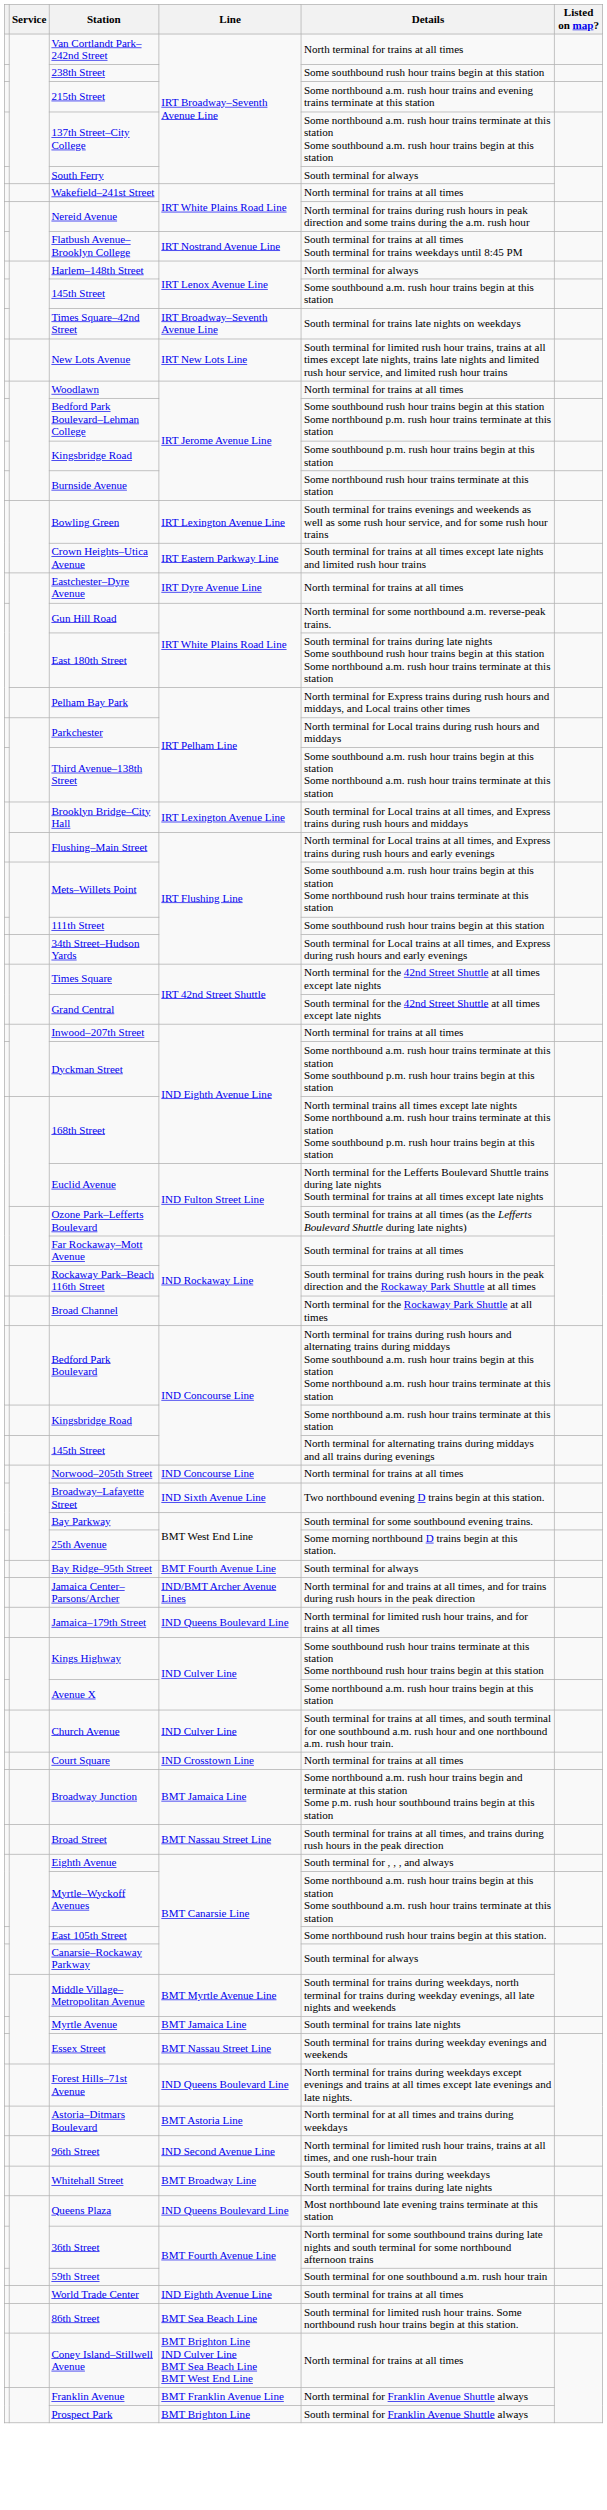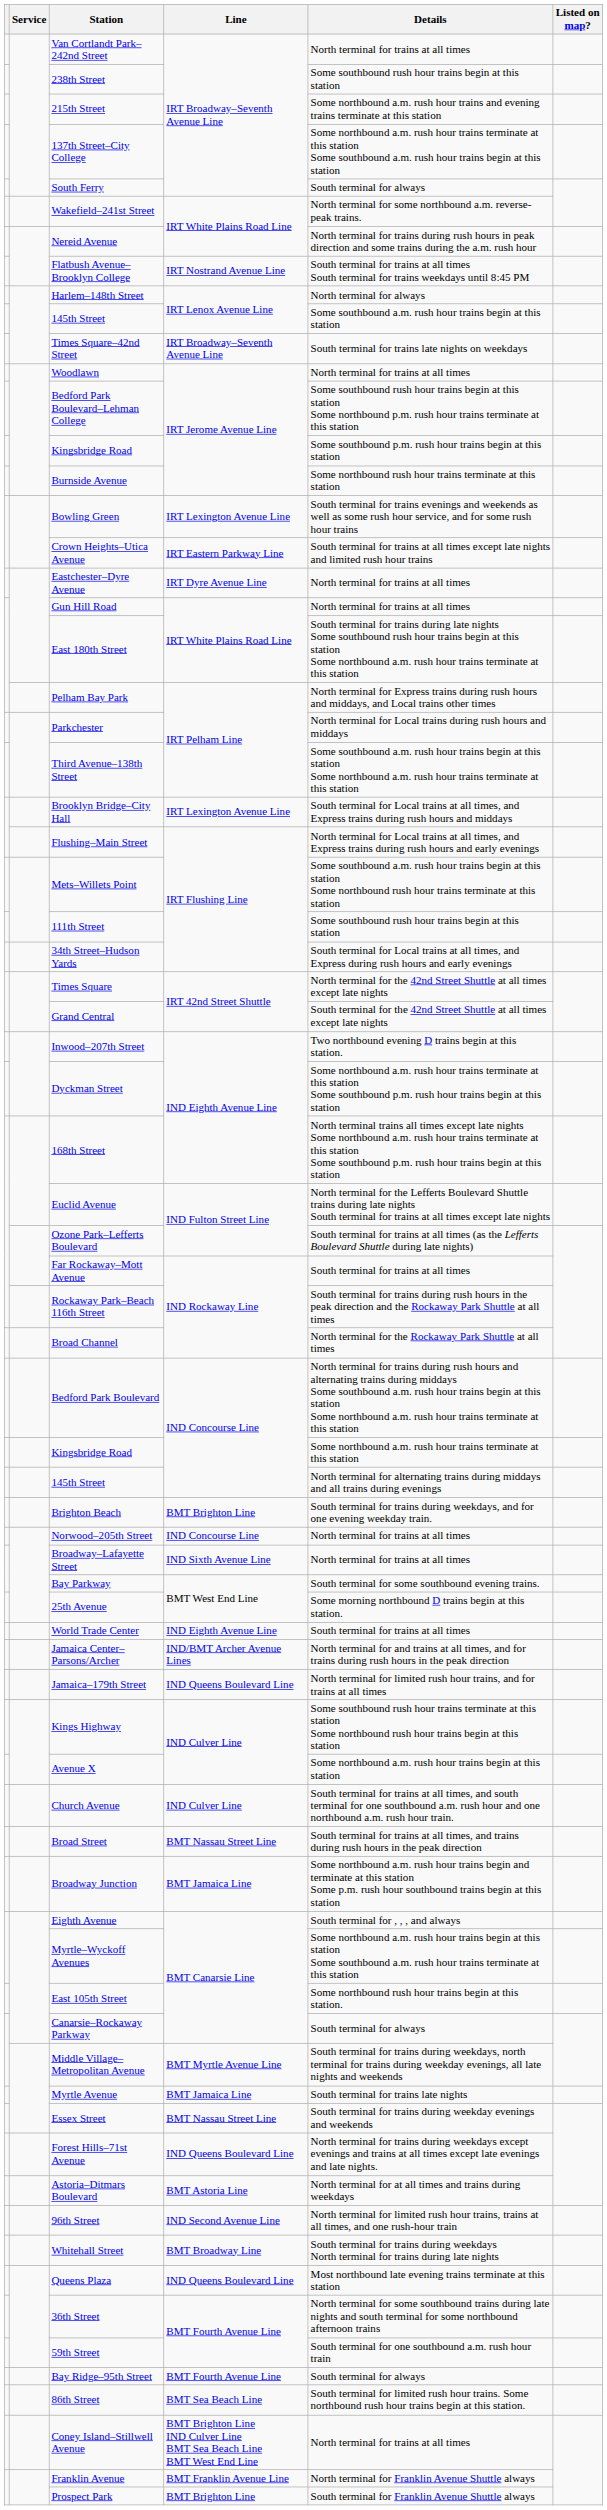(384, 192) North terminal for trains at all times -> (421, 211) North terminal for some northbound a.m. reverse-peak trains.
- row: (91, 359)
(425, 618) North terminal for some northbound a.m. reverse-peak trains. -> (390, 606) North terminal for trains at all times
(384, 1033) North terminal for trains at all times -> (413, 1046) Two northbound evening D trains begin at this station.
+ row: (86, 1512)
(424, 1497) Two northbound evening D trains begin at this station. -> (390, 1559) North terminal for trains at all times
rows swapped: (95, 2294) <-> (102, 1568)
- row: (81, 1760)
rows swapped: (94, 1797) <-> (79, 1839)
